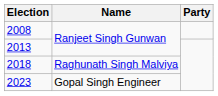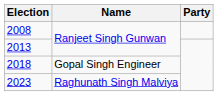(116, 64) Raghunath Singh Malviya -> (107, 64) Gopal Singh Engineer
(107, 82) Gopal Singh Engineer -> (116, 82) Raghunath Singh Malviya
